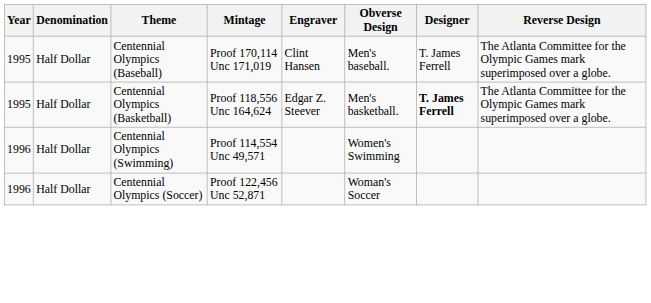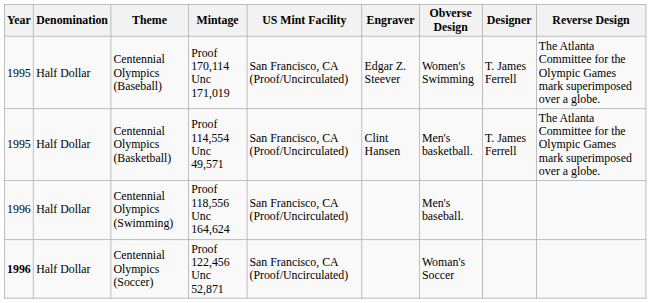+ column: (304, 20)
(302, 59) Clint Hansen -> (385, 72) Edgar Z. Steever
(369, 59) Men's baseball. -> (448, 72) Women's Swimming
(244, 104) Proof 118,556 Unc 164,624 -> (210, 144) Proof 114,554 Unc 49,571
(305, 104) Edgar Z. Steever -> (382, 144) Clint Hansen
(441, 104) bold -> (505, 144) normal
(244, 150) Proof 114,554 Unc 49,571 -> (210, 210) Proof 118,556 Unc 164,624
(374, 150) Women's Swimming -> (443, 210) Men's baseball.
(19, 188) normal -> (19, 268) bold
